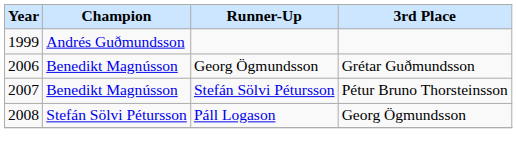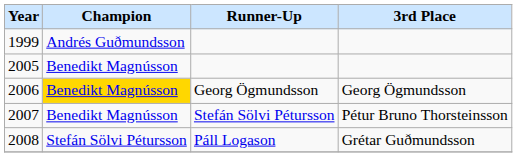+ row: (24, 66)
(112, 66) no background -> (112, 90) gold background
(408, 66) Grétar Guðmundsson -> (404, 90) Georg Ögmundsson
(404, 115) Georg Ögmundsson -> (408, 139) Grétar Guðmundsson
